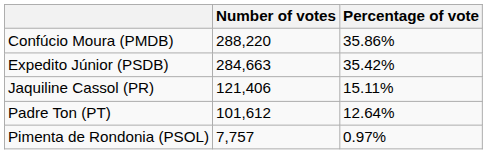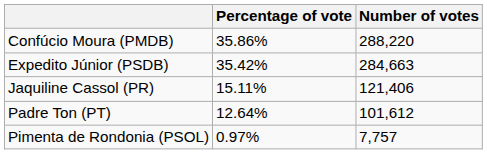columns swapped: (276, 16) <-> (411, 16)
